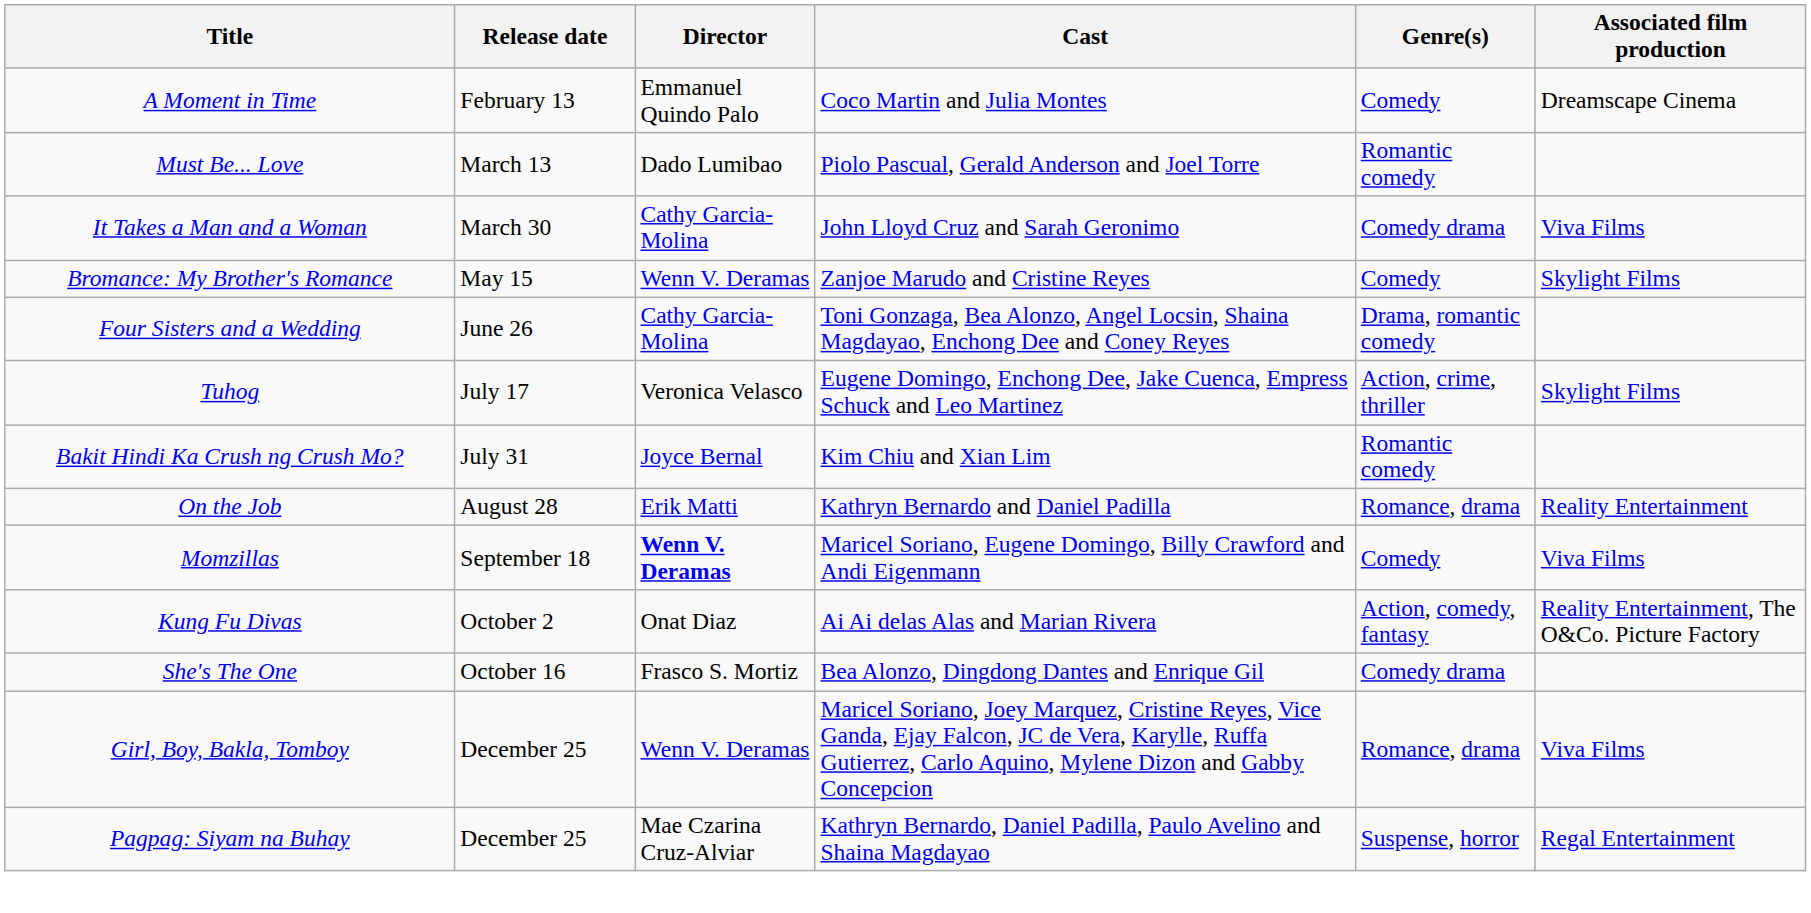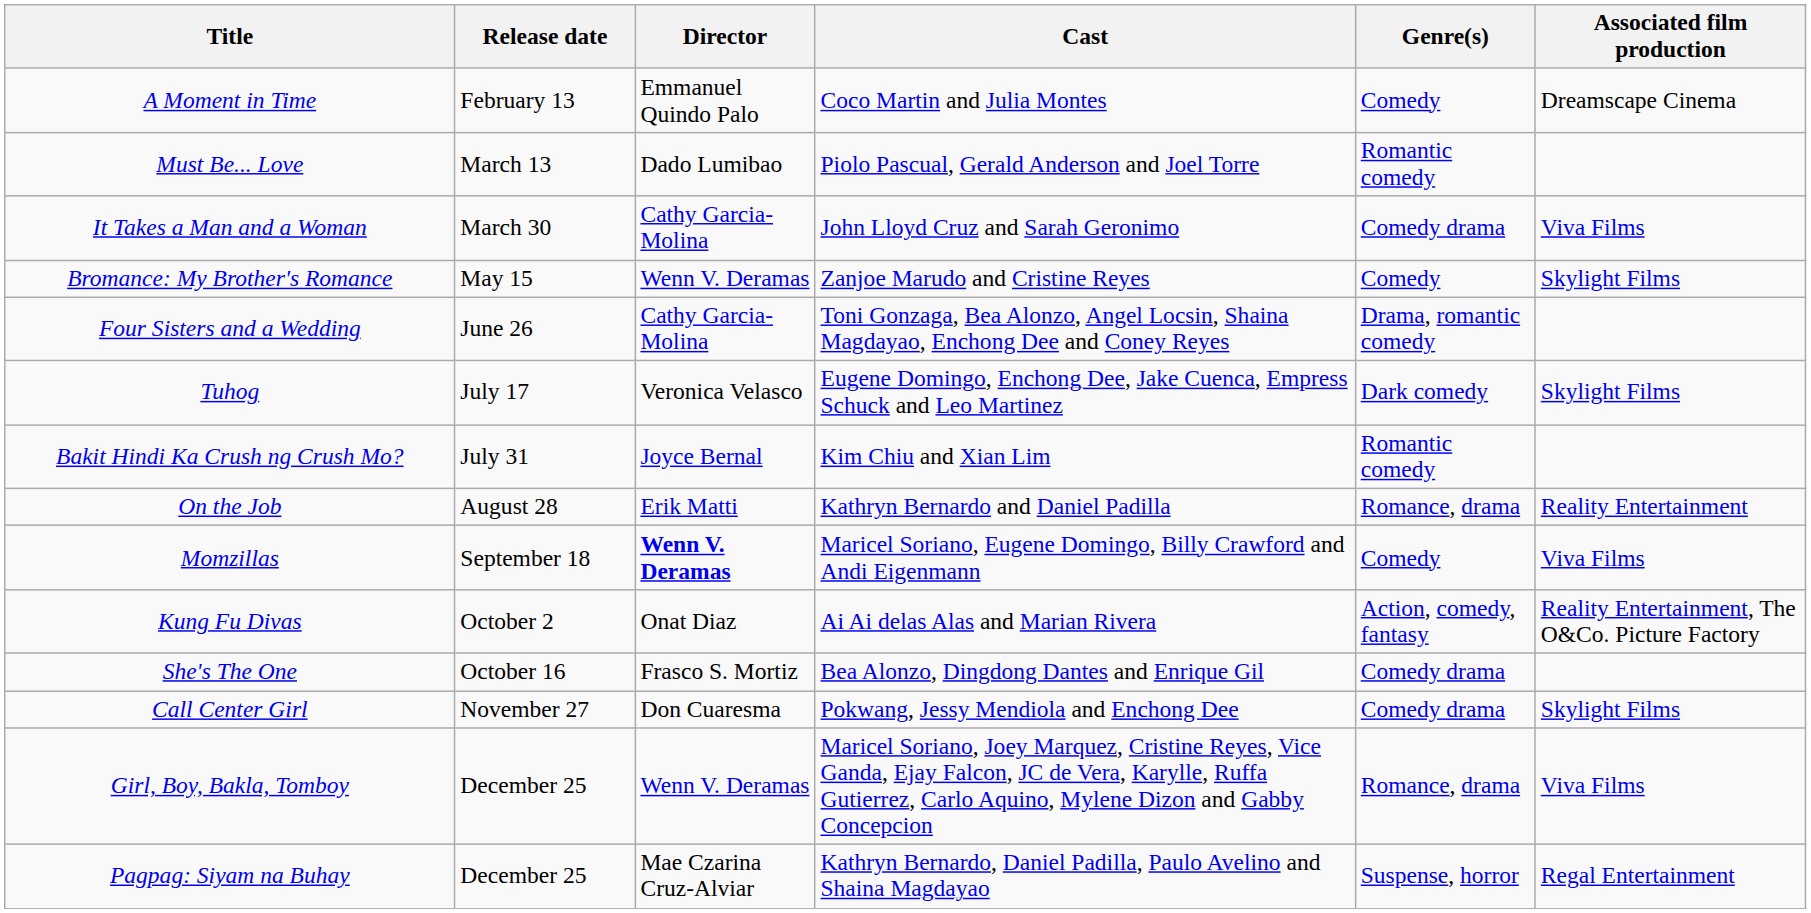(1428, 392) Action, crime, thriller -> (1424, 392) Dark comedy
+ row: (230, 708)
